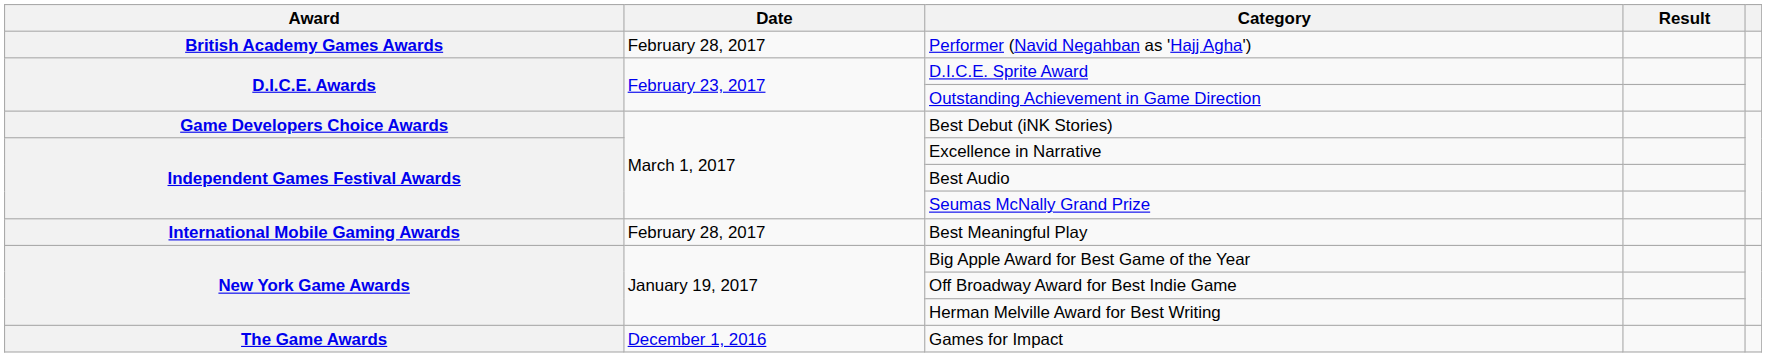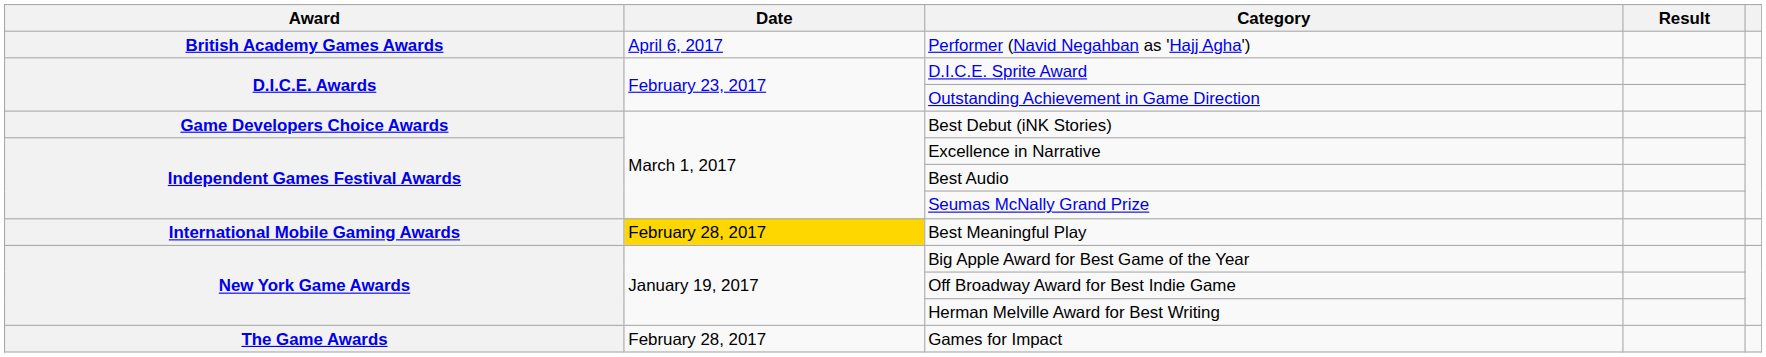(697, 45) February 28, 2017 -> (676, 45) April 6, 2017
(697, 232) no background -> (697, 232) gold background
(697, 339) December 1, 2016 -> (697, 339) February 28, 2017
